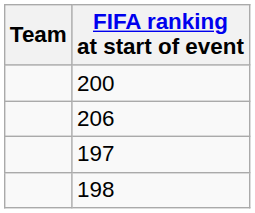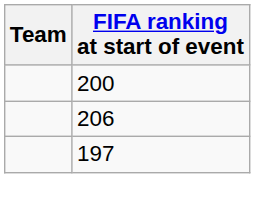- row: (96, 189)
